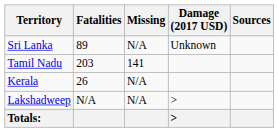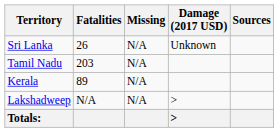(82, 45) 89 -> (82, 45) 26
(136, 63) 141 -> (137, 63) N/A
(82, 81) 26 -> (82, 81) 89
